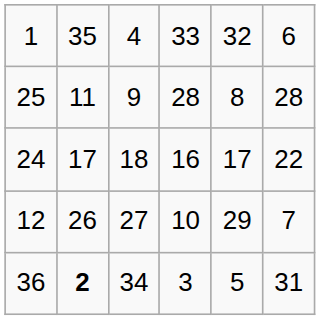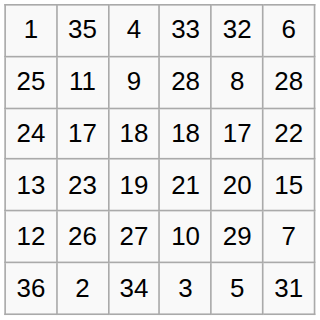(186, 159) 16 -> (186, 133) 18
+ row: (31, 184)
(82, 282) bold -> (82, 288) normal
